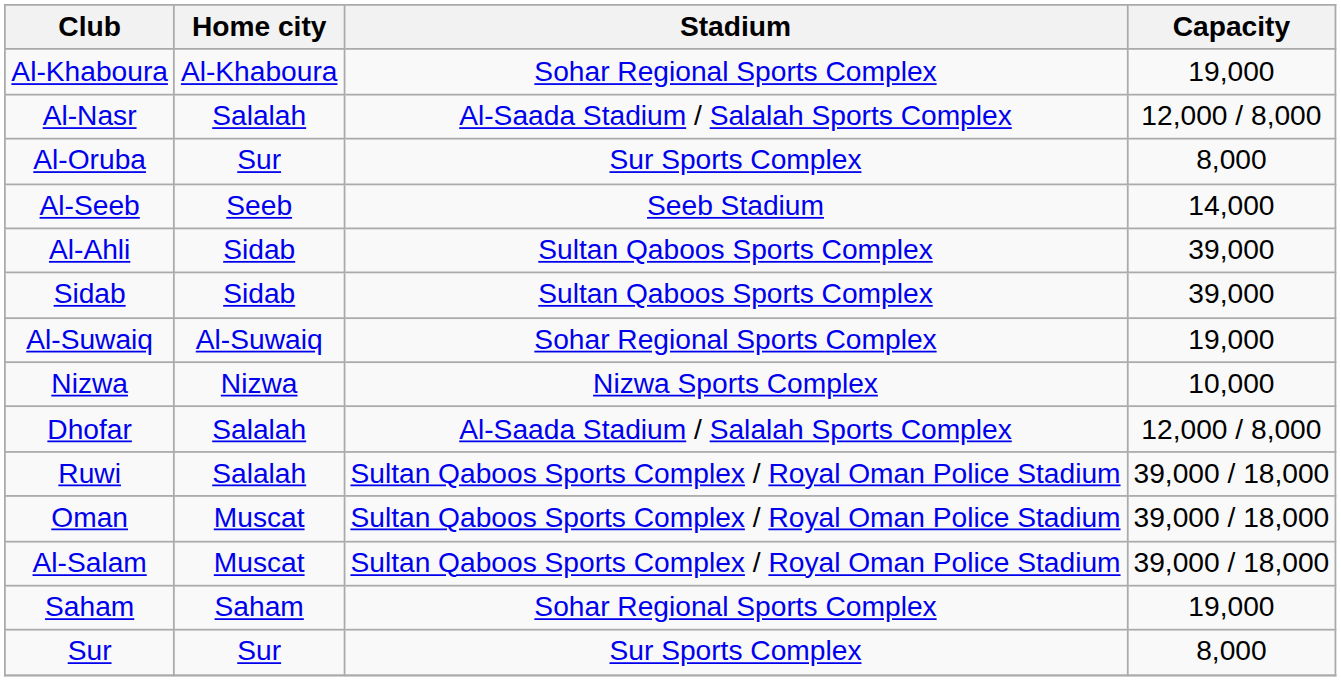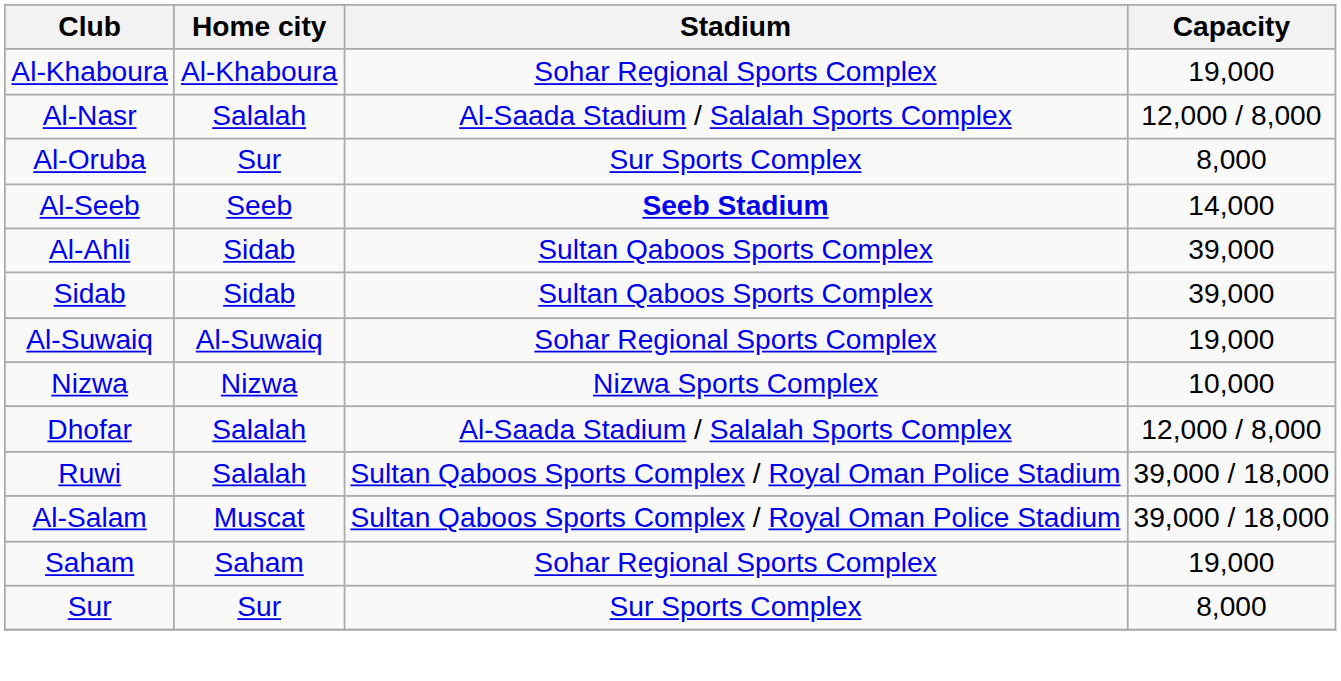(735, 205) normal -> (736, 205) bold
- row: (90, 518)
